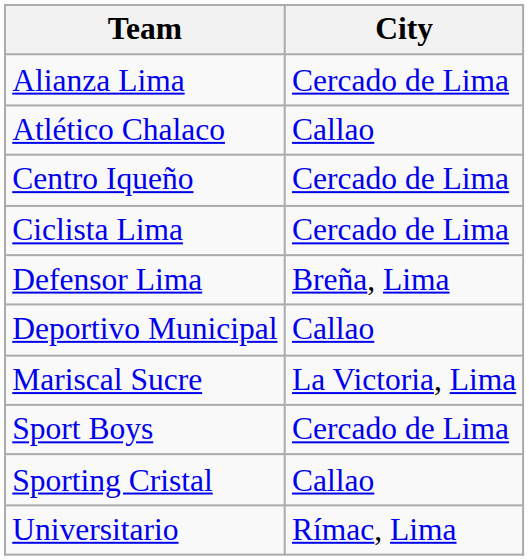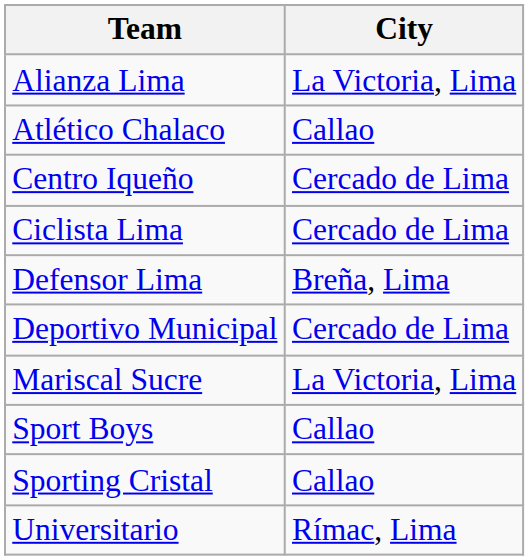(401, 79) Cercado de Lima -> (404, 79) La Victoria, Lima
(333, 329) Callao -> (401, 329) Cercado de Lima
(401, 429) Cercado de Lima -> (333, 429) Callao
